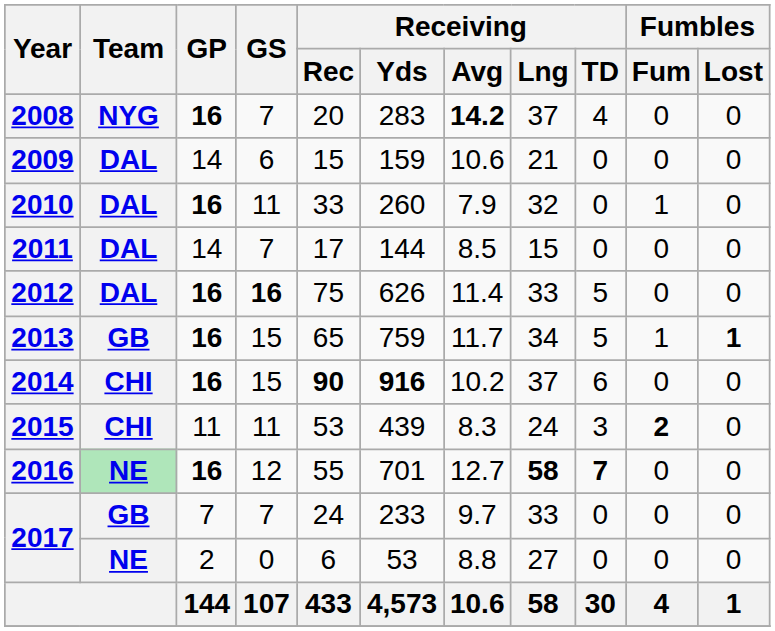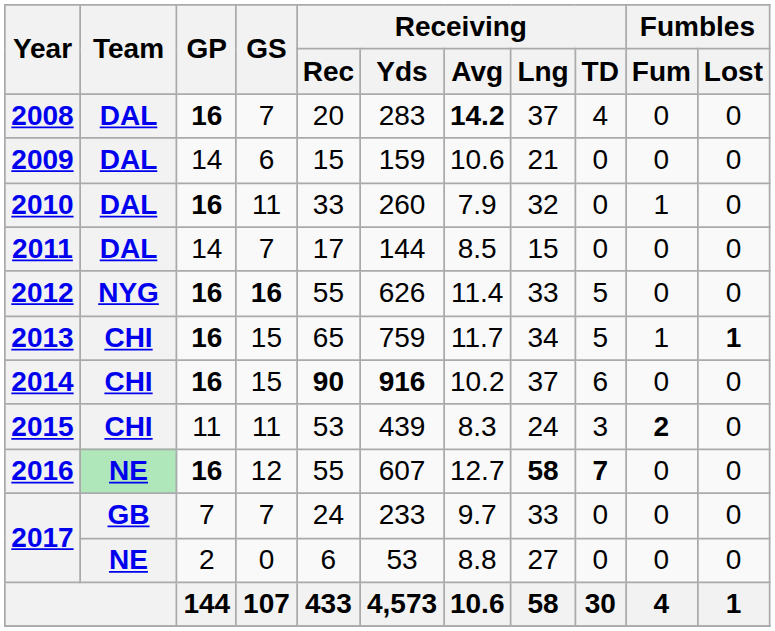(129, 115) NYG -> (129, 115) DAL
(129, 293) DAL -> (129, 293) NYG
(328, 293) 75 -> (328, 293) 55
(129, 337) GB -> (129, 337) CHI
(402, 470) 701 -> (402, 470) 607
